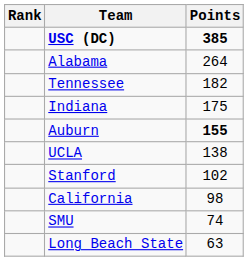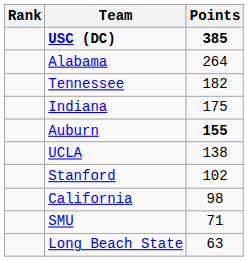(215, 222) 74 -> (215, 222) 71
